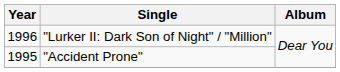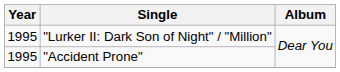(22, 36) 1996 -> (22, 36) 1995
